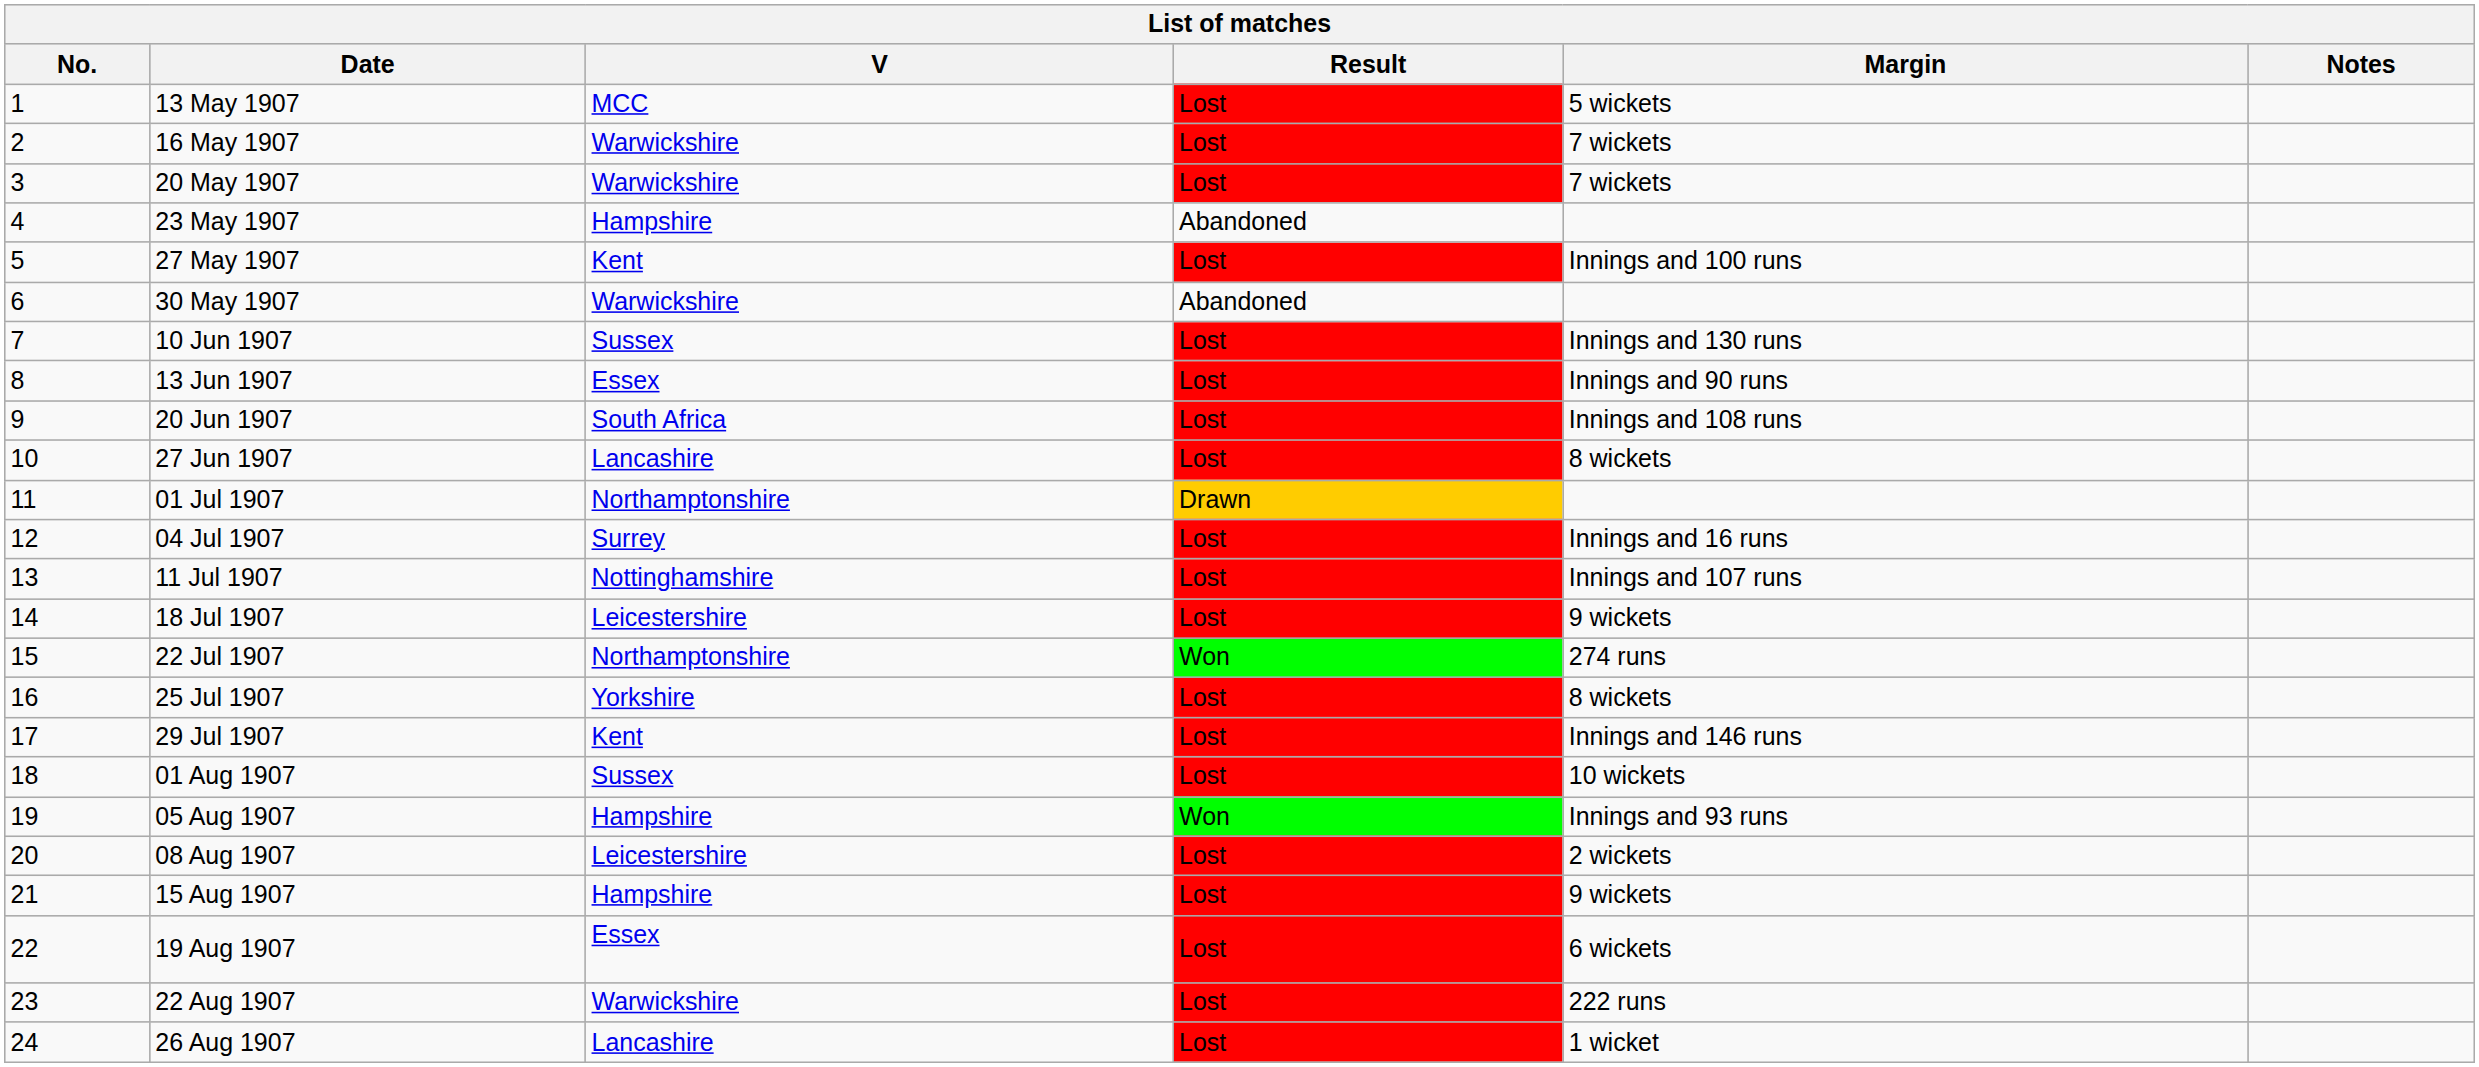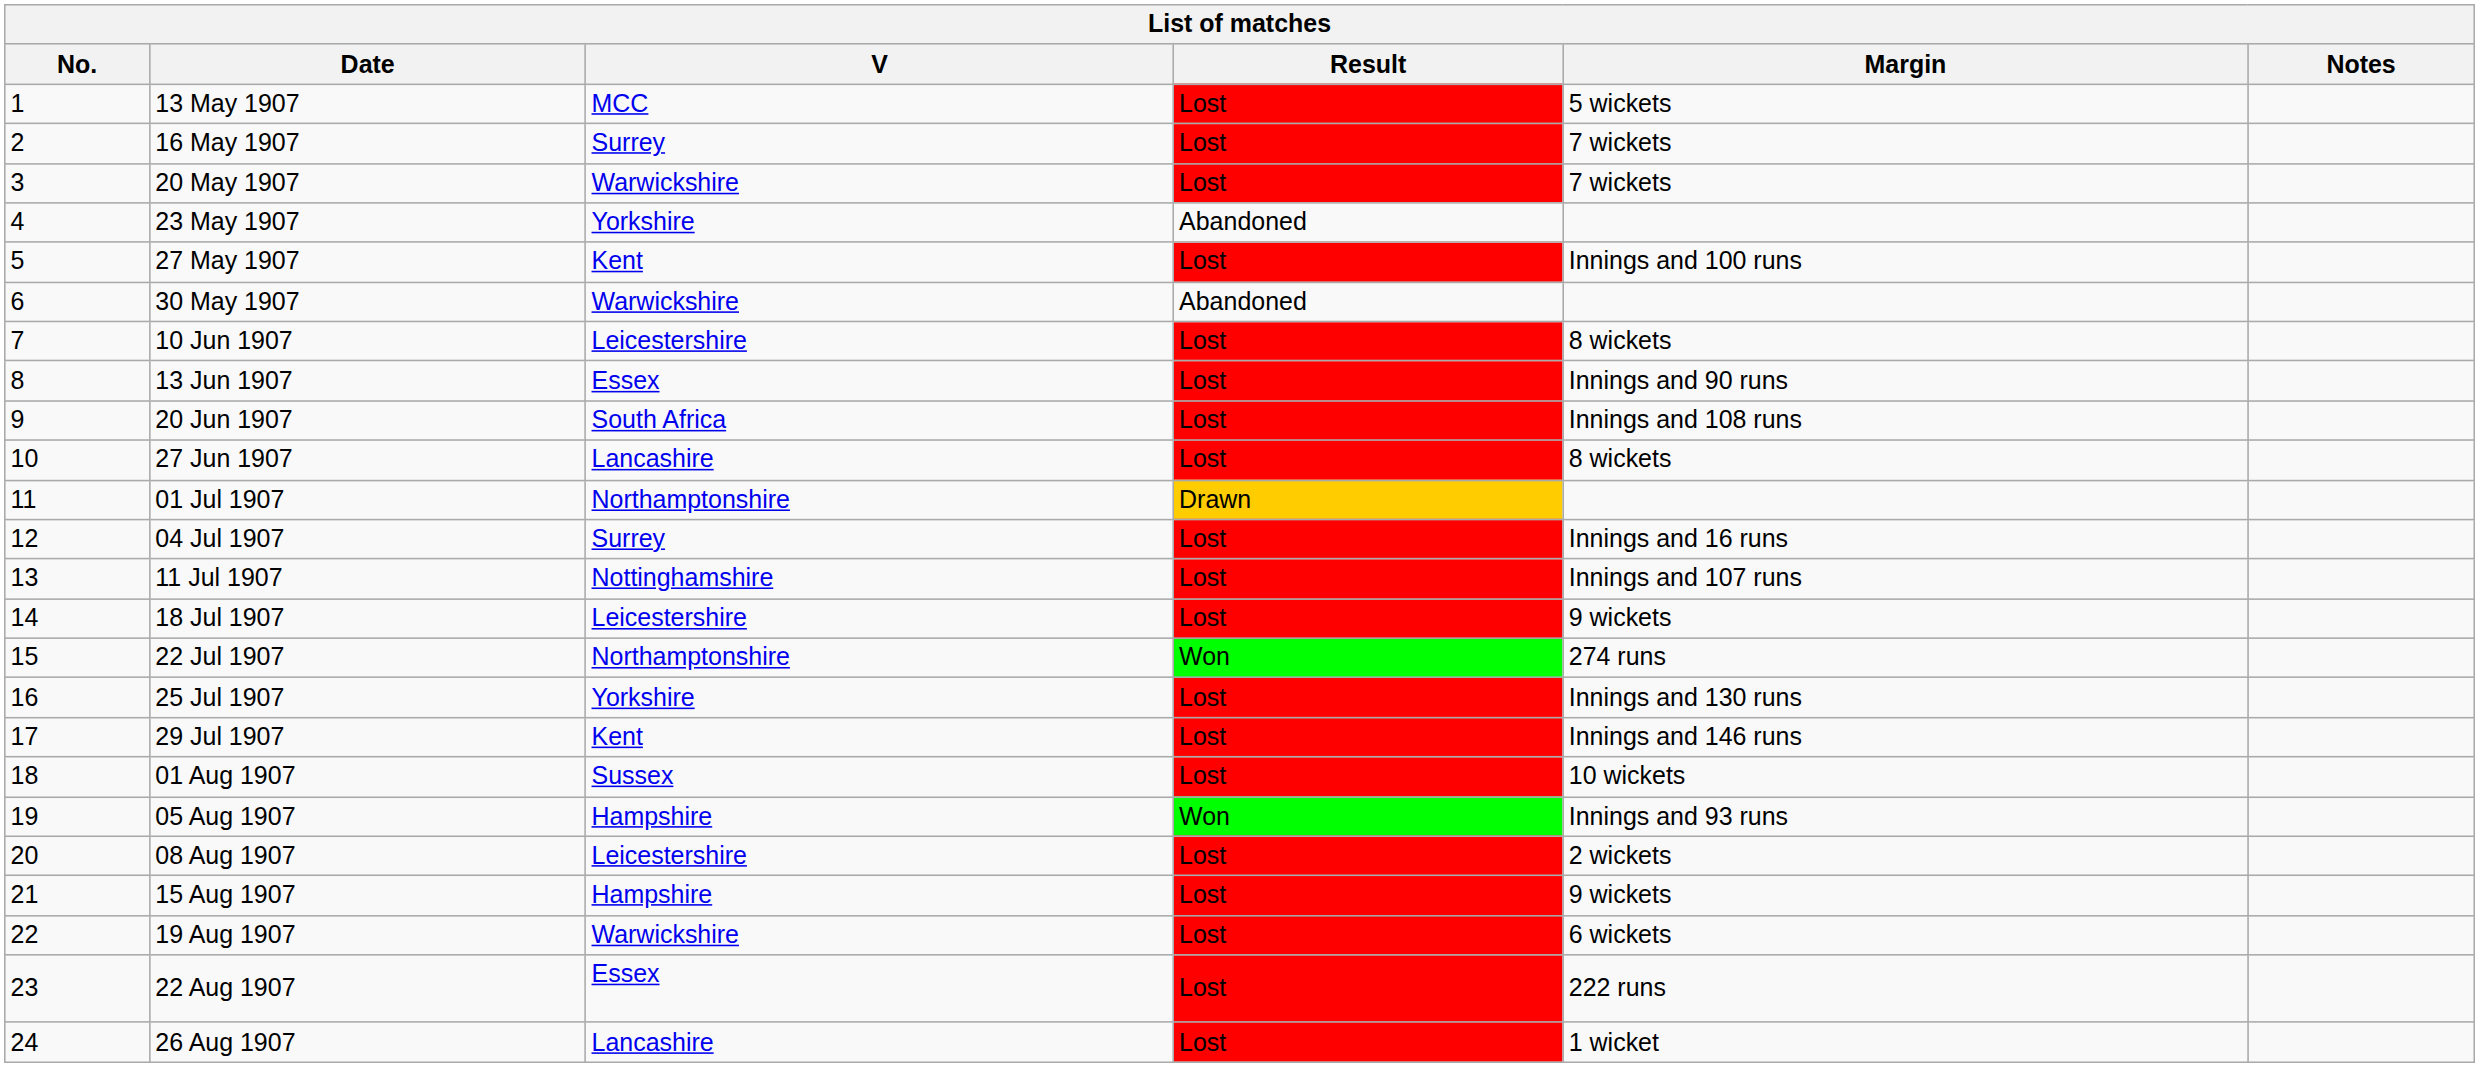(665, 143) Warwickshire -> (628, 143) Surrey
(652, 222) Hampshire -> (643, 222) Yorkshire
(632, 340) Sussex -> (669, 340) Leicestershire
(1685, 340) Innings and 130 runs -> (1620, 340) 8 wickets
(1620, 697) 8 wickets -> (1685, 697) Innings and 130 runs
(626, 934) Essex -> (665, 934) Warwickshire
(665, 1002) Warwickshire -> (626, 974) Essex
